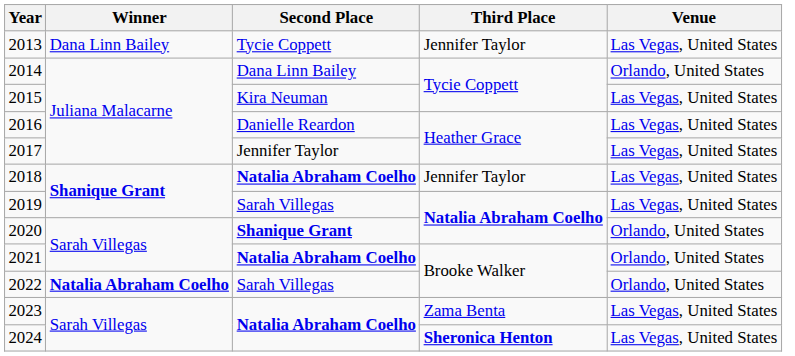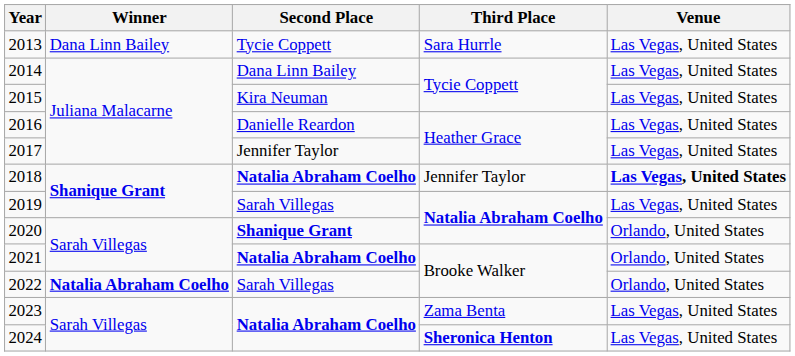(474, 44) Jennifer Taylor -> (463, 44) Sara Hurrle
(687, 71) Orlando, United States -> (694, 71) Las Vegas, United States
(694, 177) normal -> (698, 177) bold
